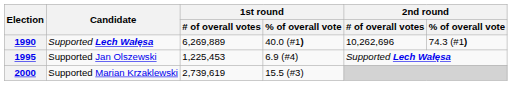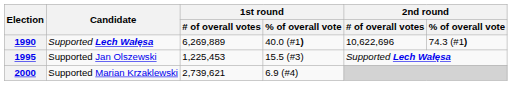(370, 42) 10,262,696 -> (370, 42) 10,622,696
(282, 57) 6.9 (#4) -> (284, 57) 15.5 (#3)
(204, 73) 2,739,619 -> (204, 73) 2,739,621
(284, 73) 15.5 (#3) -> (282, 73) 6.9 (#4)
